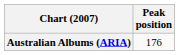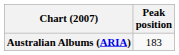(154, 42) 176 -> (154, 42) 183
